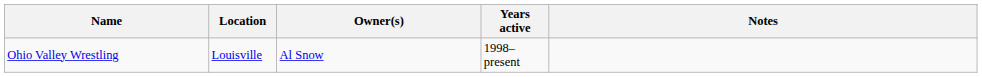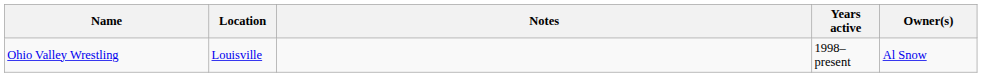columns swapped: (379, 21) <-> (763, 21)
